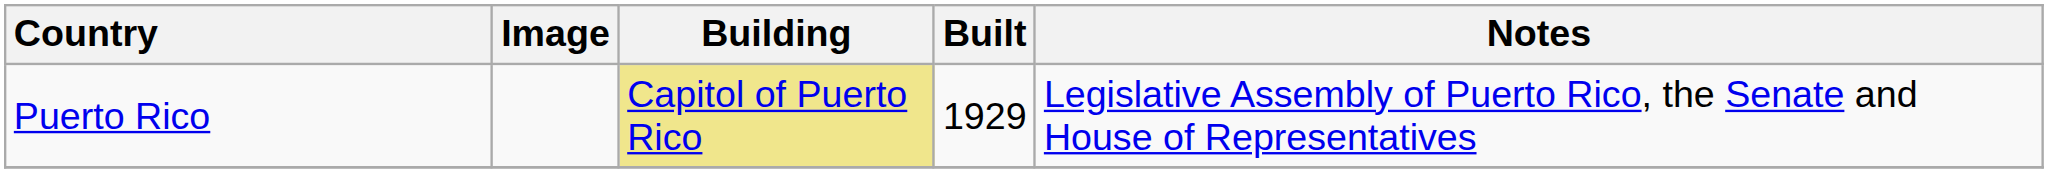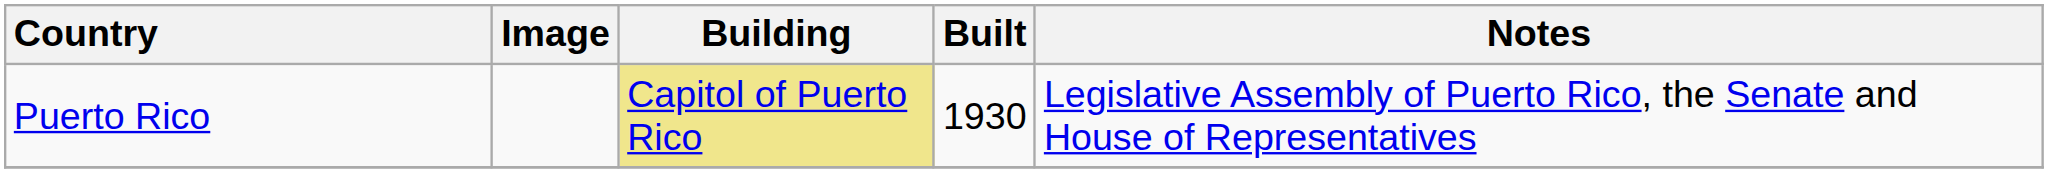(985, 115) 1929 -> (985, 115) 1930
